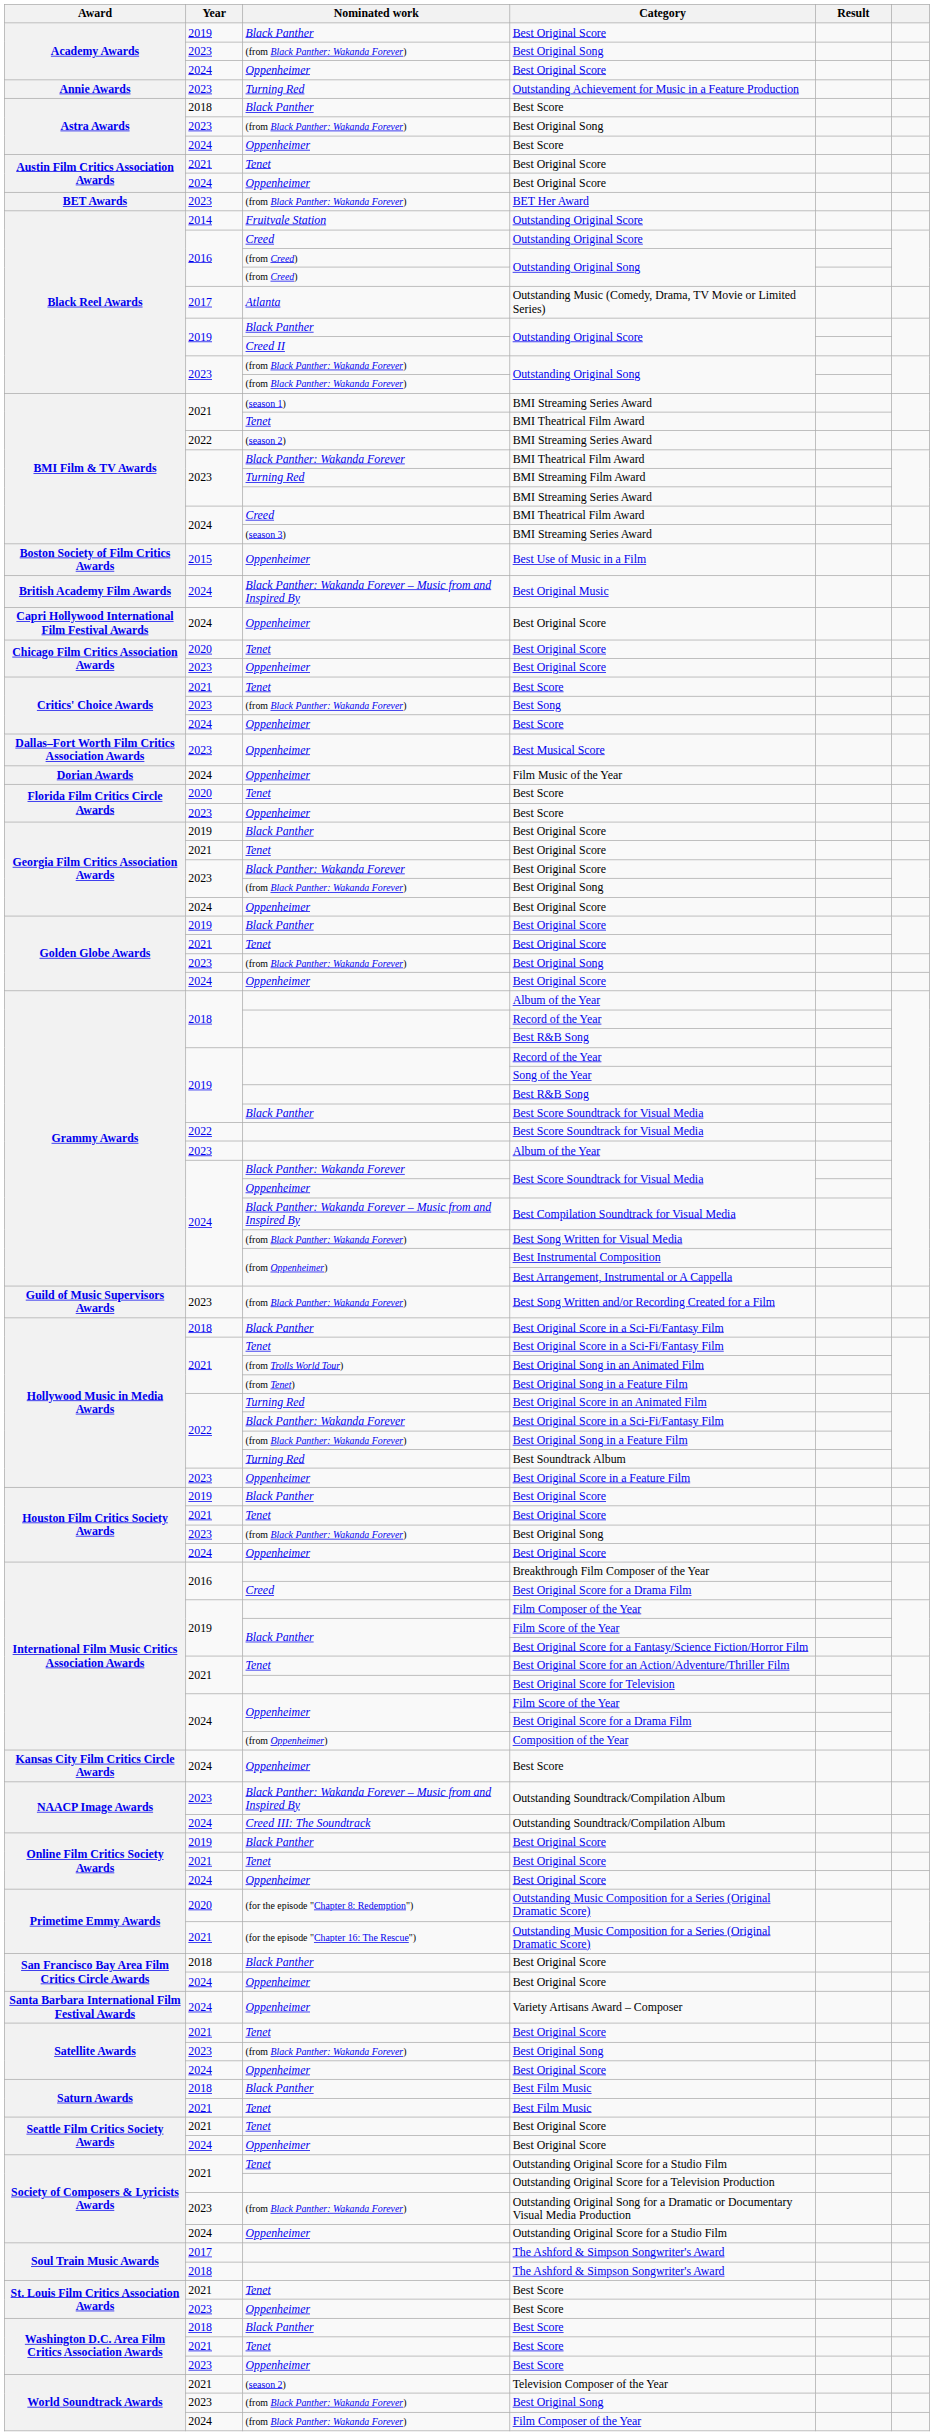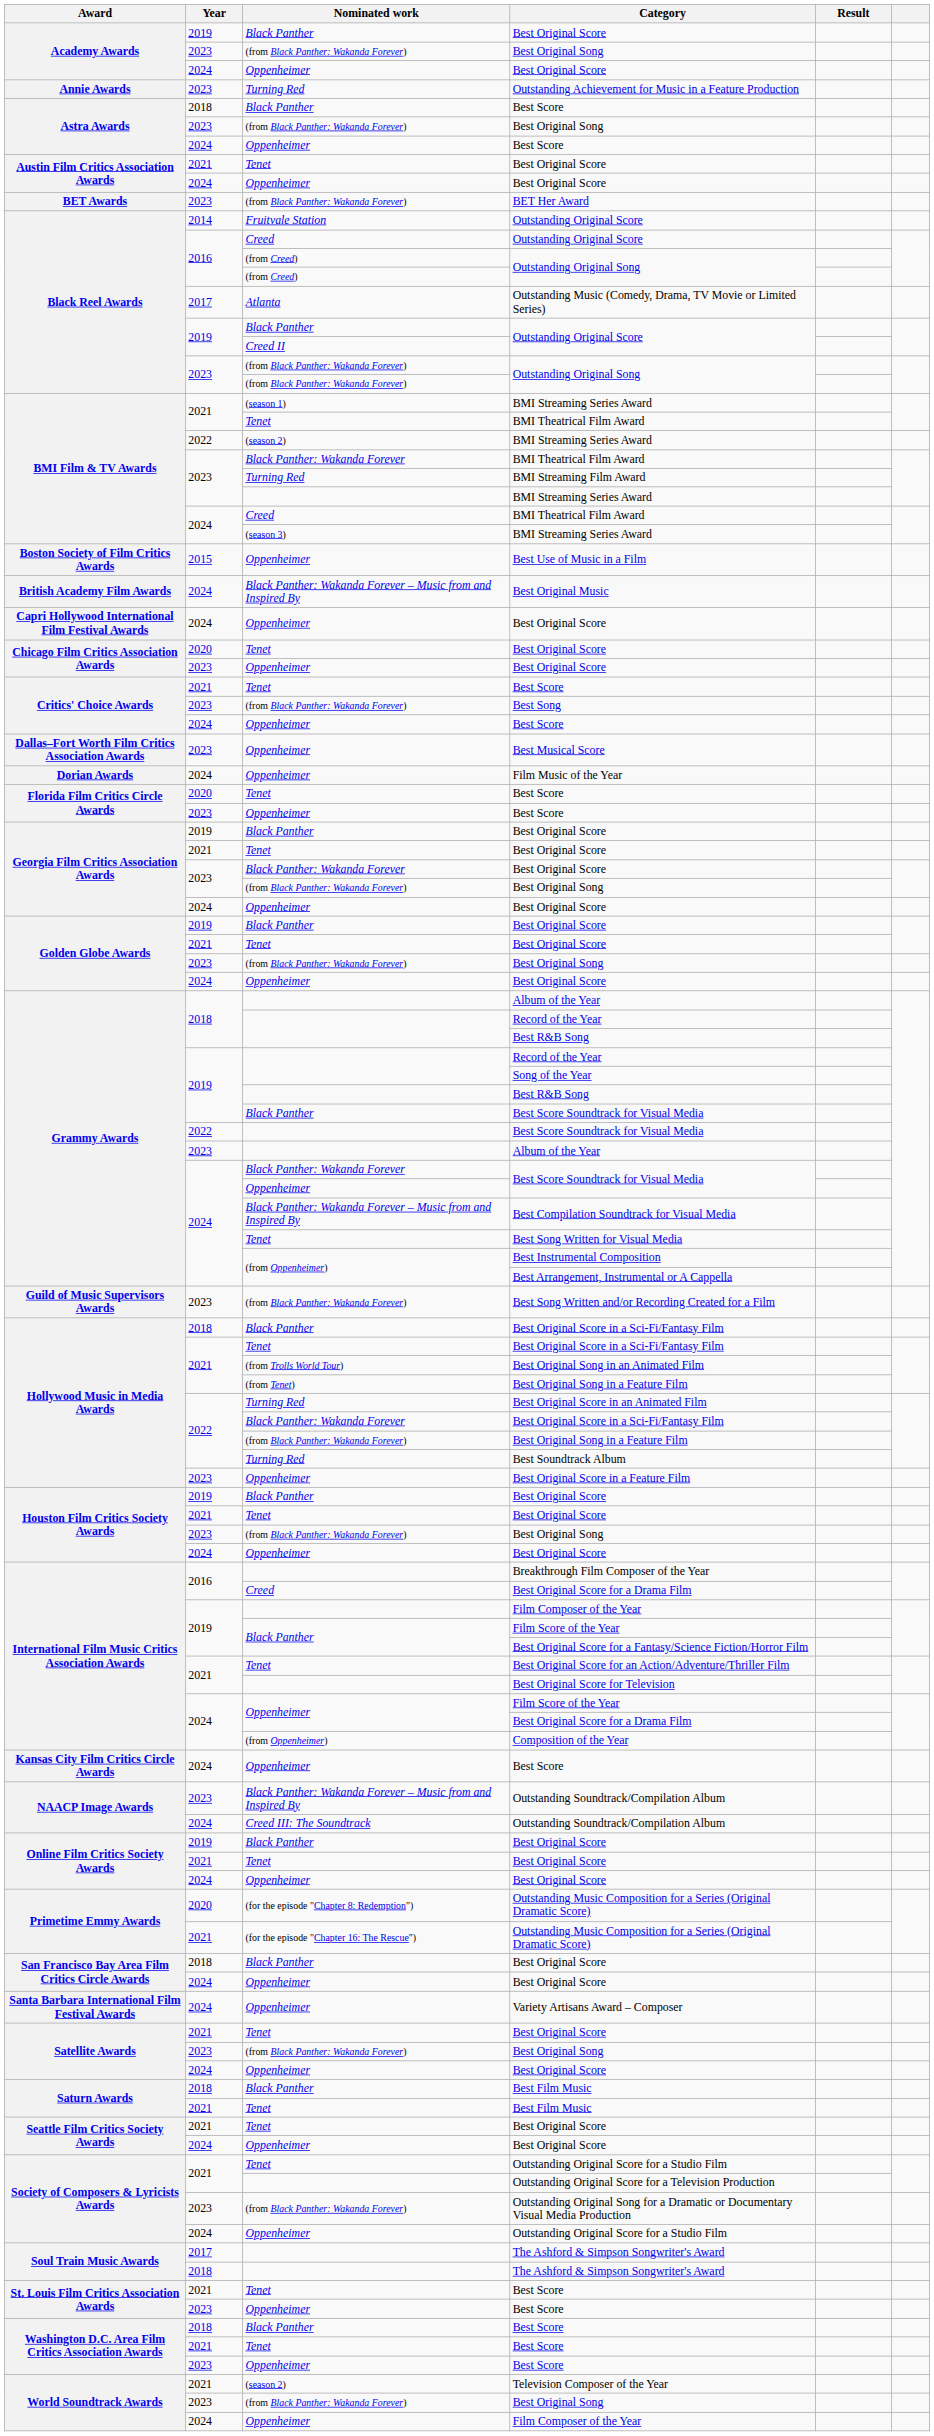(326, 1239) (from Black Panther: Wakanda Forever) -> (258, 1239) Tenet
(326, 2422) (from Black Panther: Wakanda Forever) -> (278, 2421) Oppenheimer
